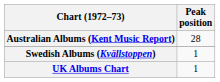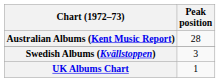(196, 54) 1 -> (196, 54) 3
